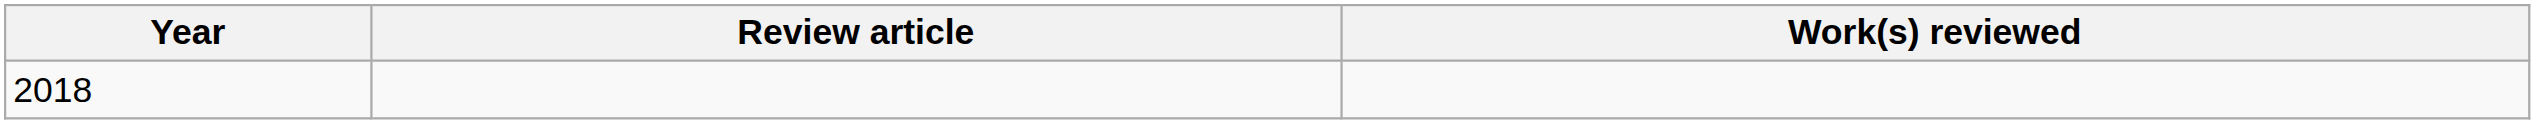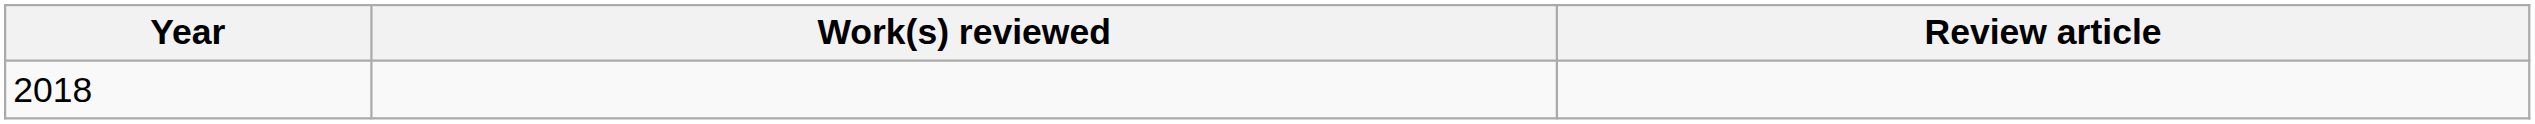columns swapped: (856, 32) <-> (1935, 32)
